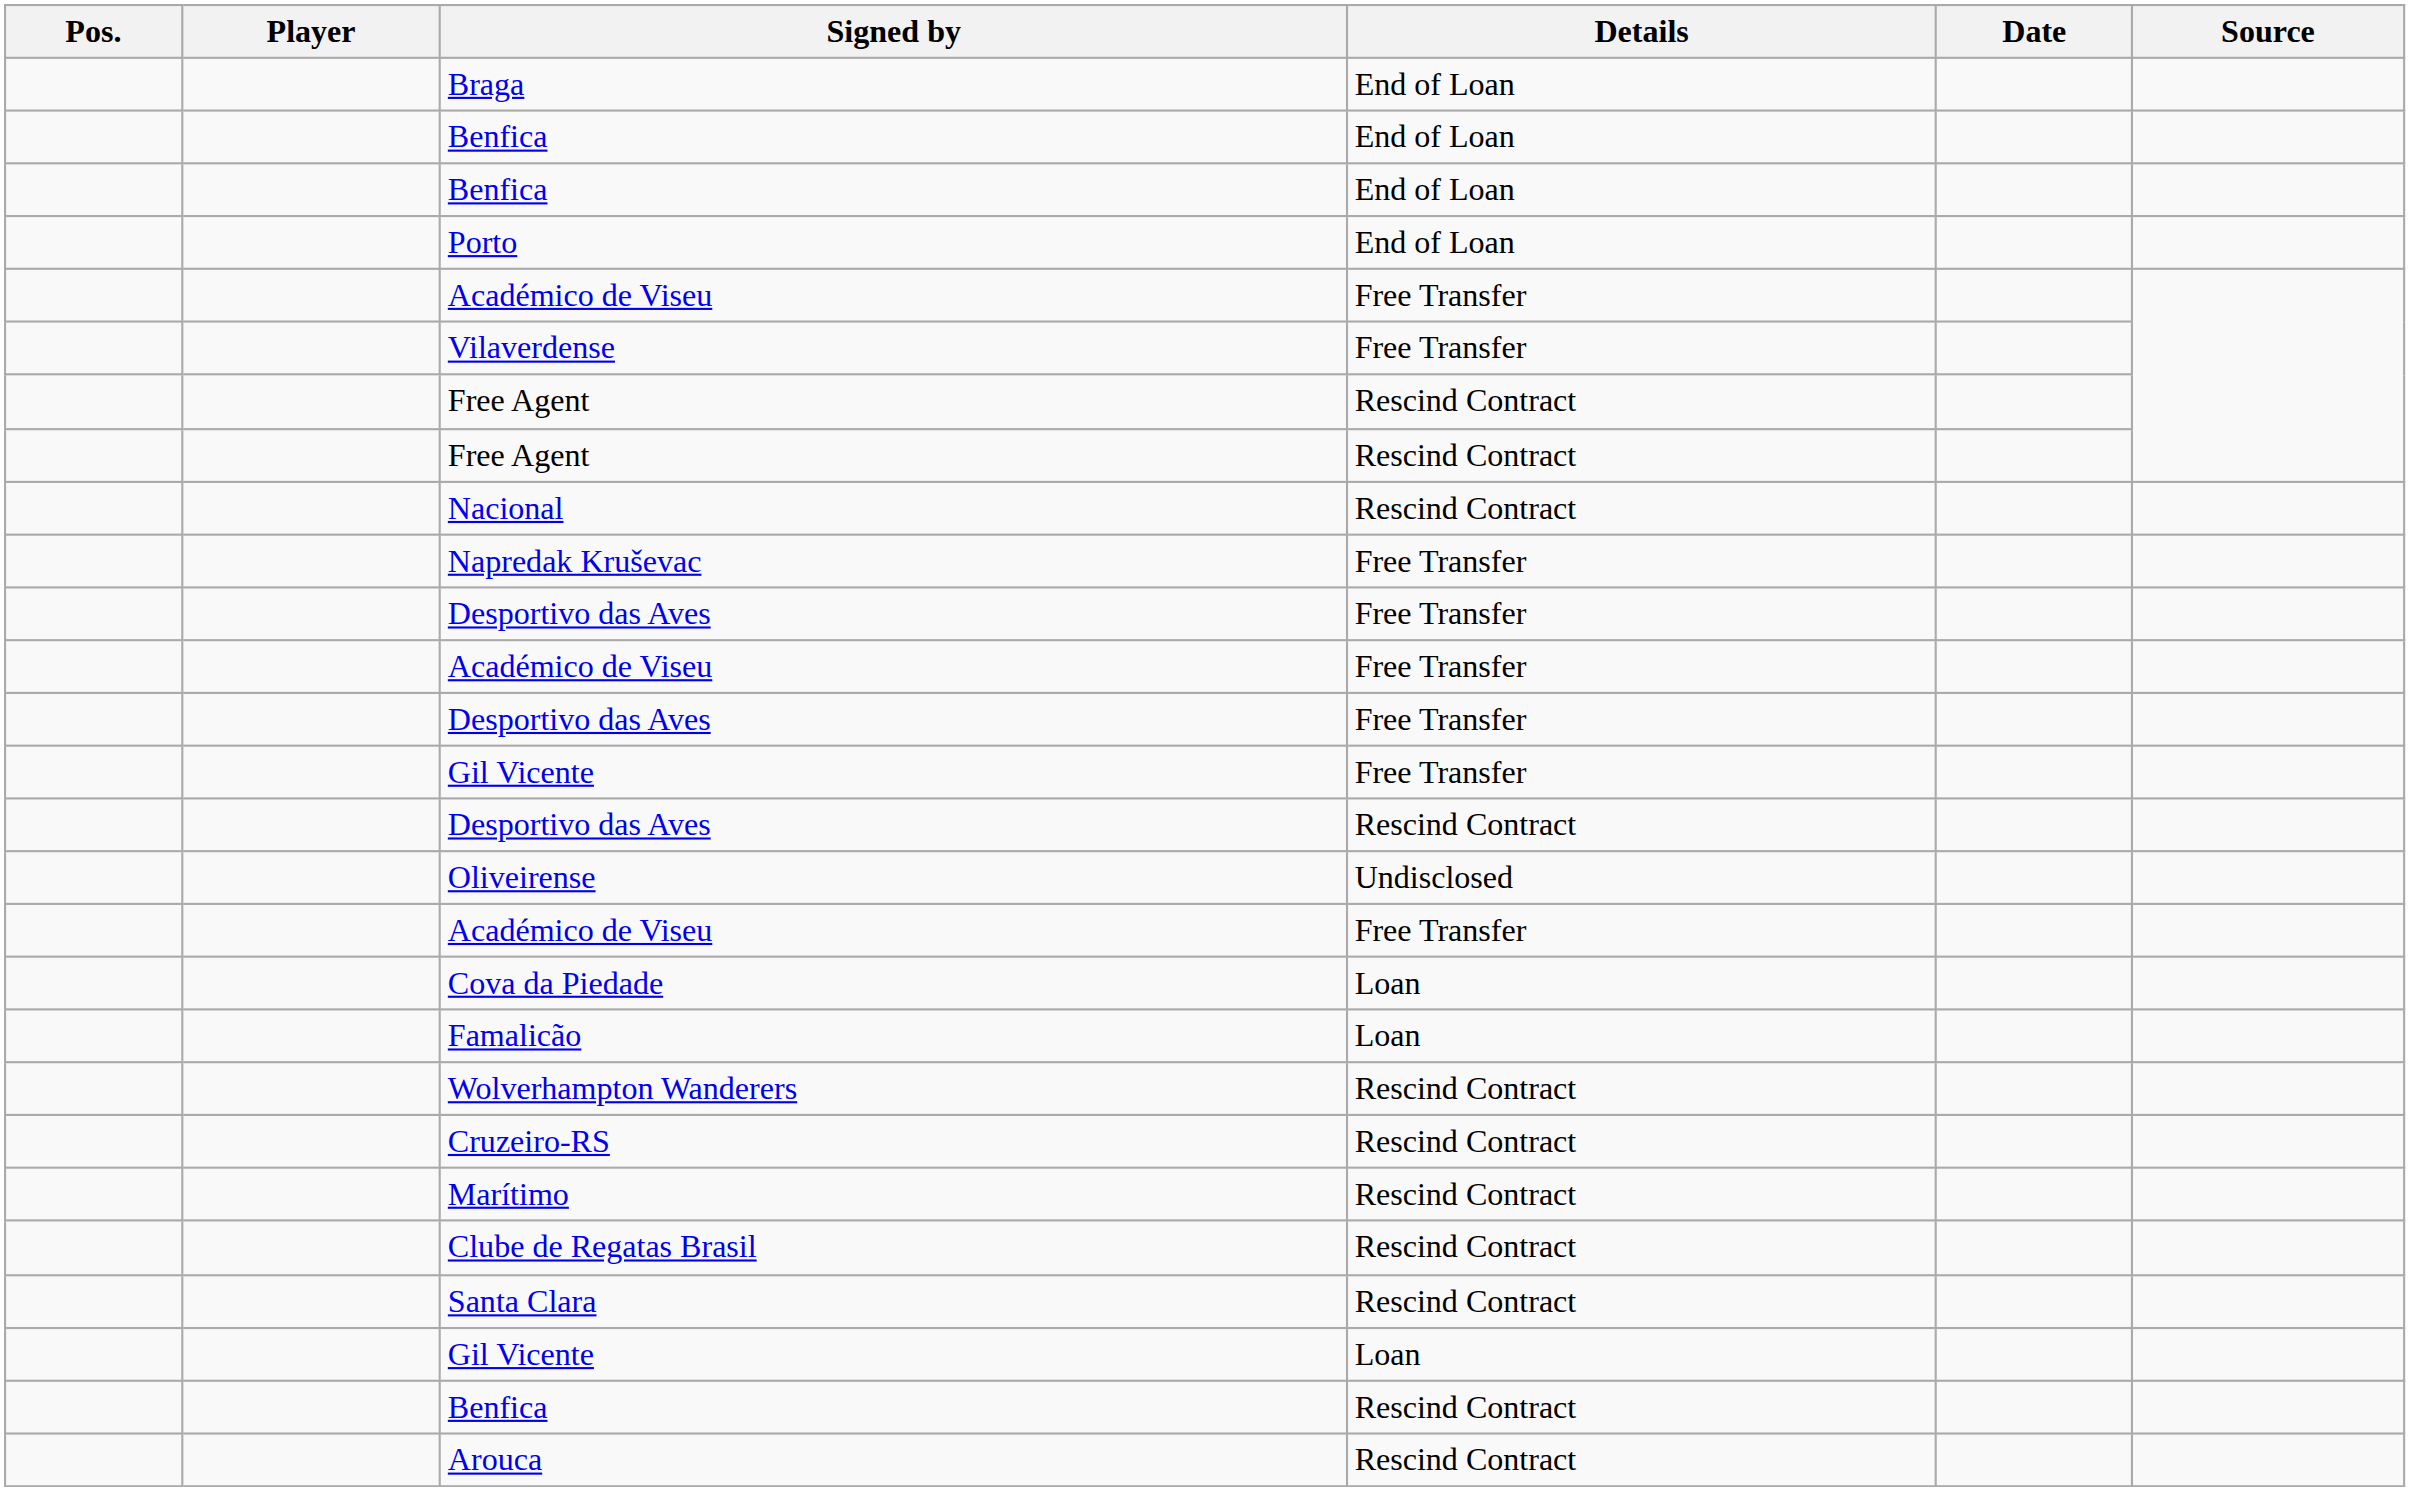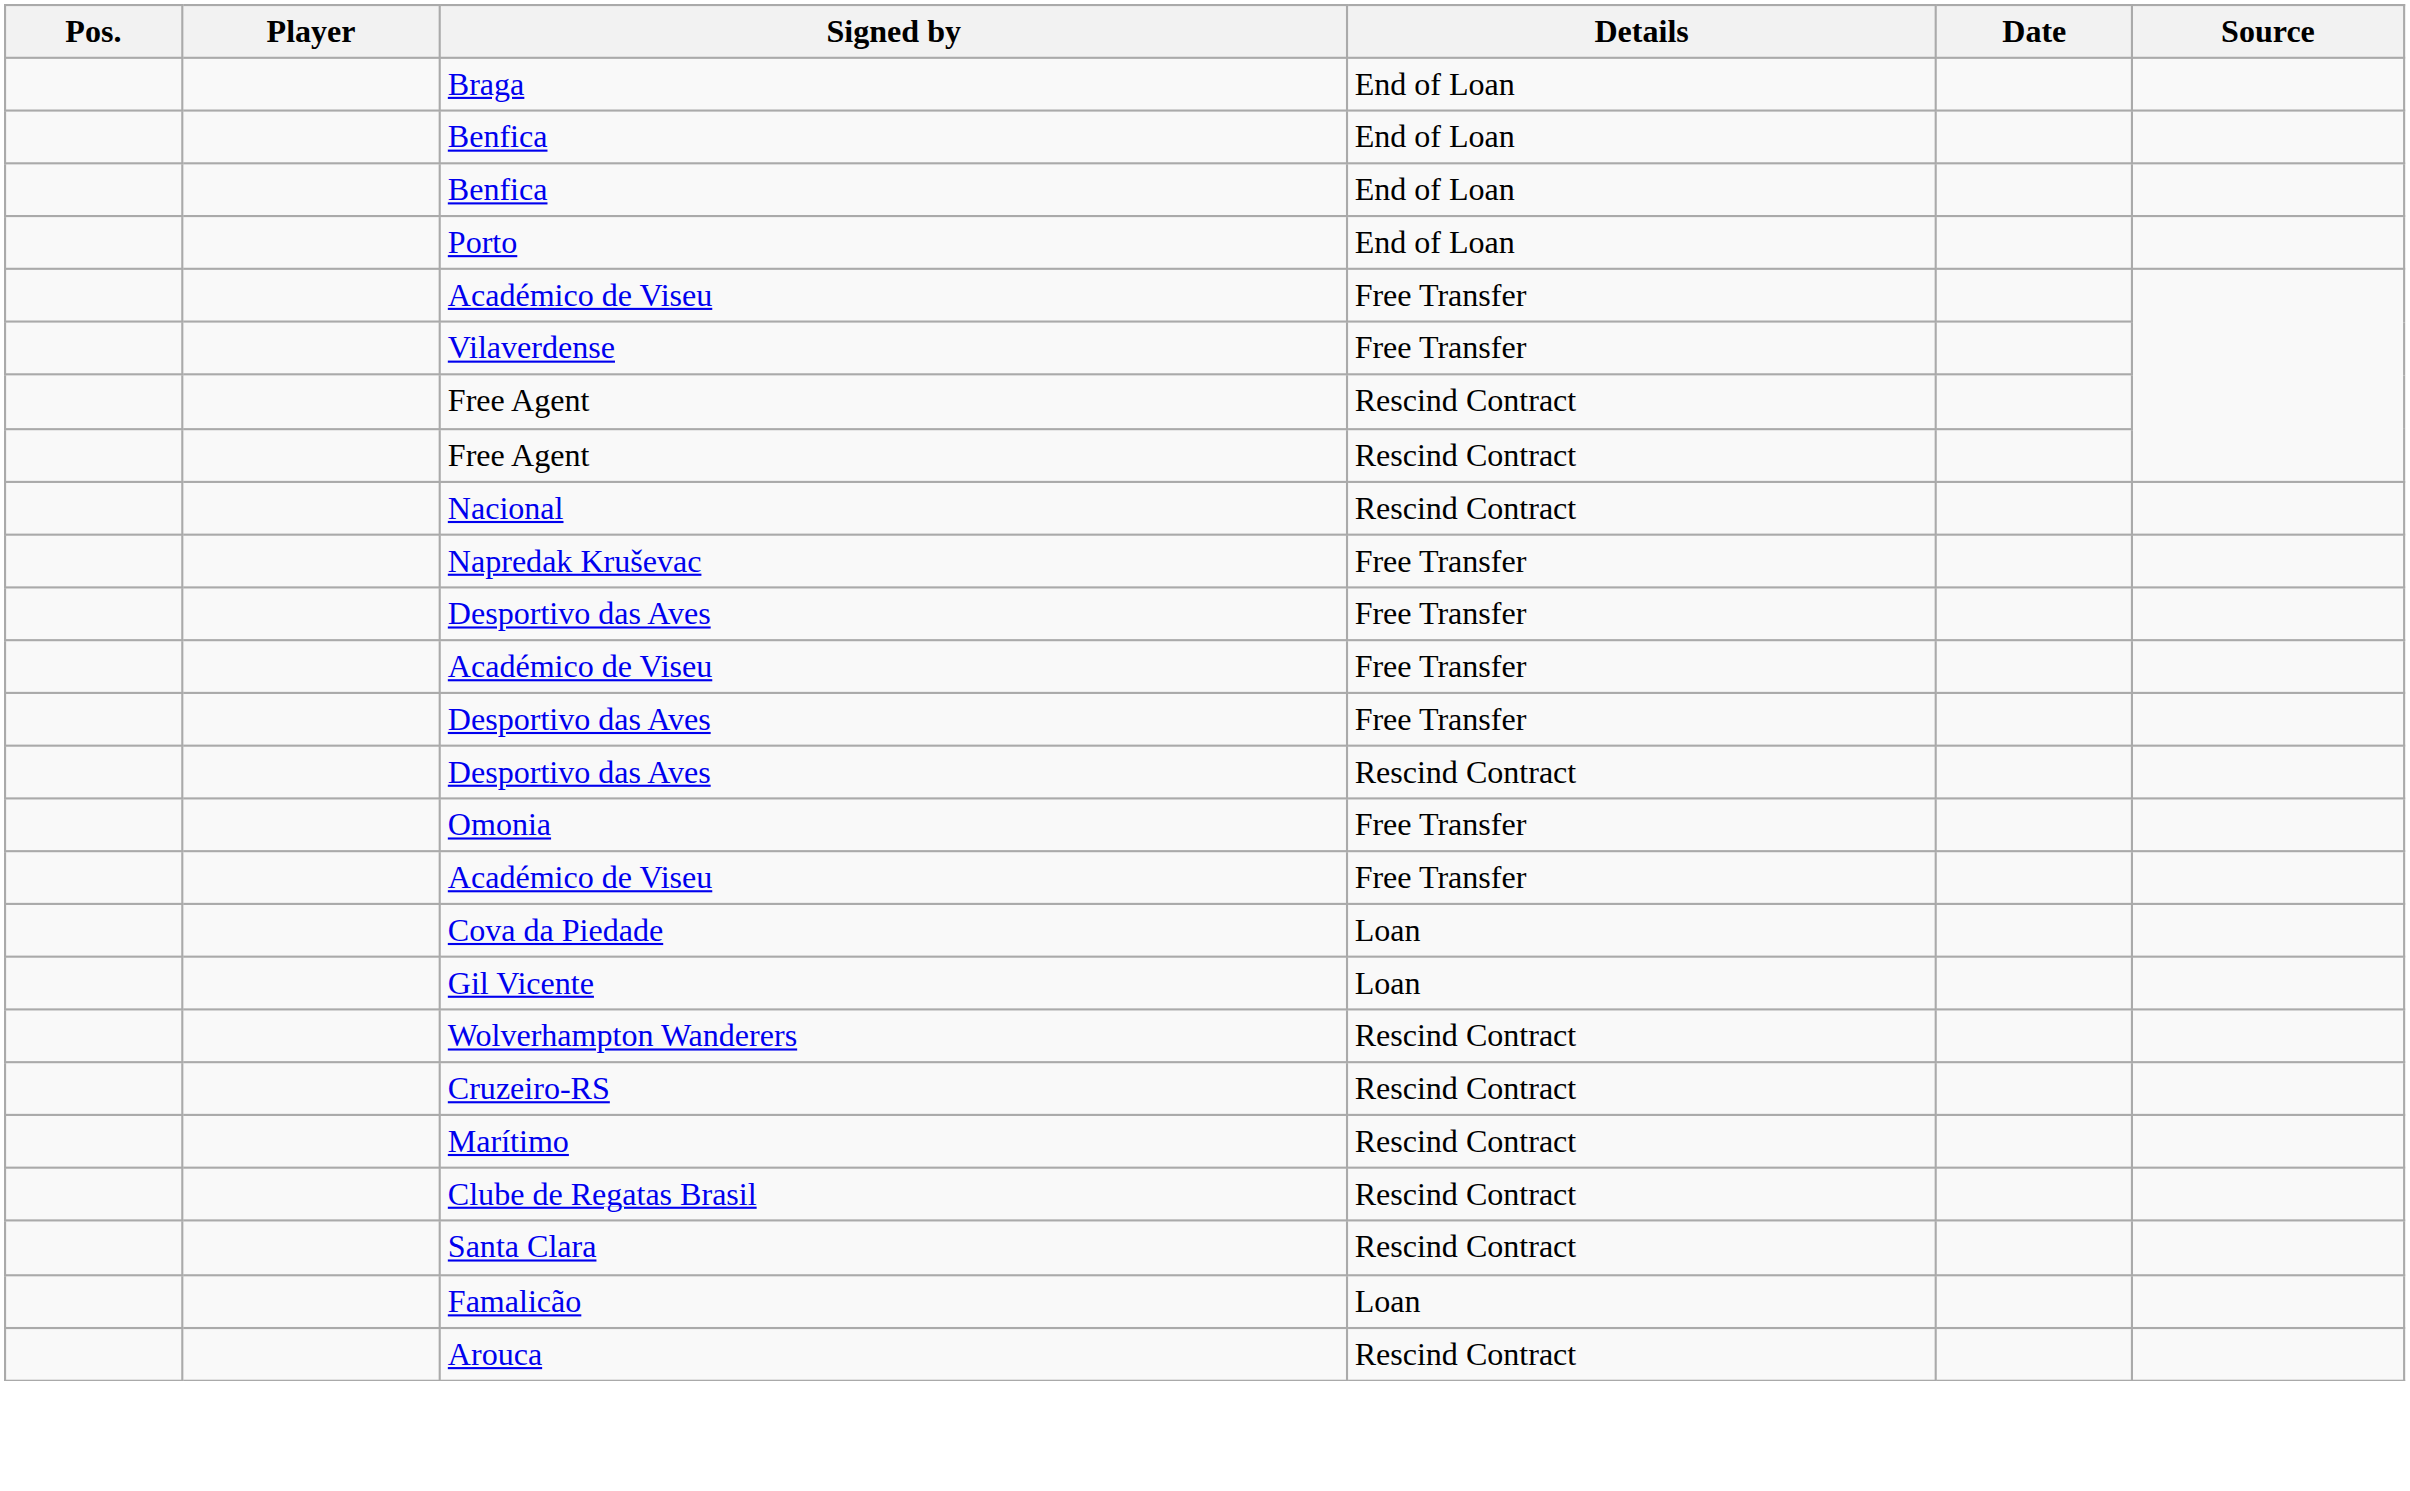- row: (521, 771)
- row: (522, 877)
+ row: (499, 824)
rows swapped: (521, 1353) <-> (515, 1035)
- row: (498, 1406)
